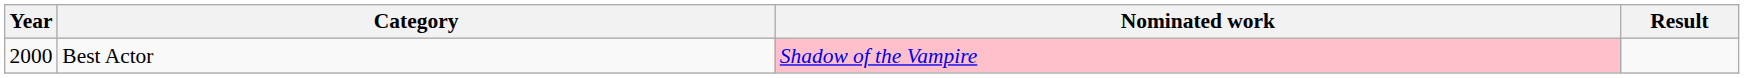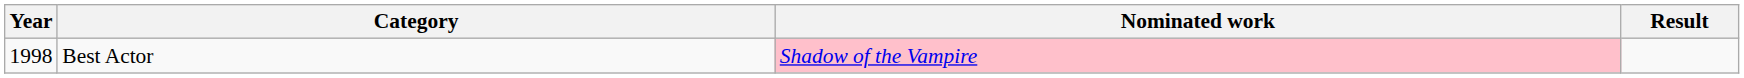(31, 55) 2000 -> (31, 55) 1998
